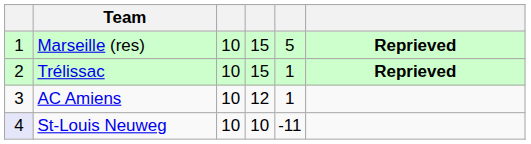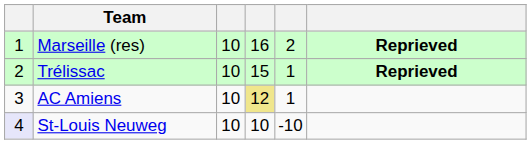(260, 44) 15 -> (260, 44) 16
(290, 44) 5 -> (290, 44) 2
(260, 98) no background -> (260, 98) khaki background
(290, 125) -11 -> (290, 125) -10
